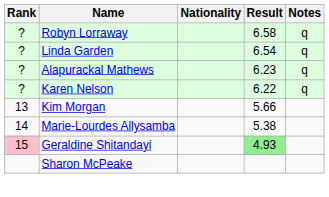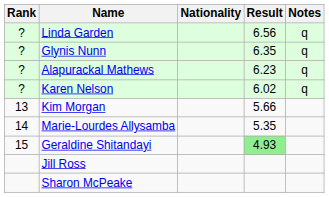- row: (85, 32)
(265, 51) 6.54 -> (265, 32) 6.56
+ row: (74, 51)
(265, 88) 6.22 -> (265, 88) 6.02
(265, 126) 5.38 -> (265, 126) 5.35
(22, 145) pink background -> (22, 145) no background
+ row: (64, 164)
